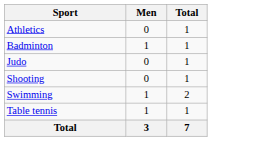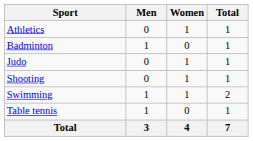+ column: (187, 12)
